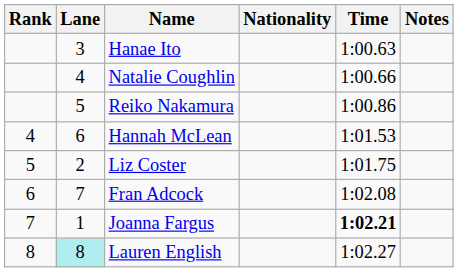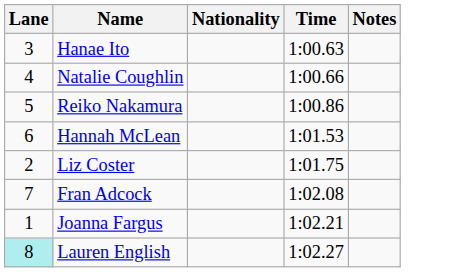- column: (30, 19)
(368, 223) bold -> (316, 223) normal
